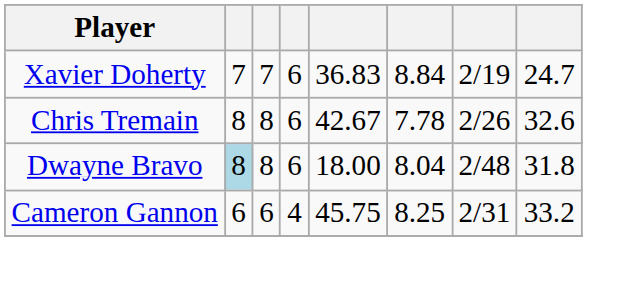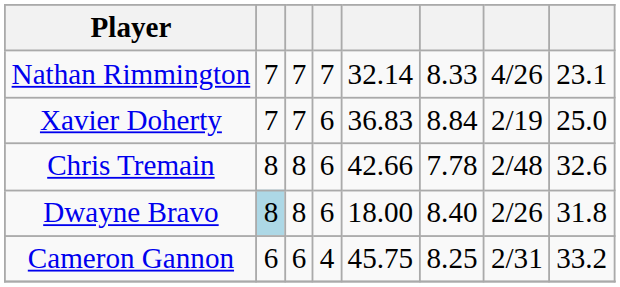+ row: (131, 73)
(549, 73) 24.7 -> (582, 119) 25.0
(348, 119) 42.67 -> (380, 166) 42.66
(484, 119) 2/26 -> (517, 166) 2/48
(420, 166) 8.04 -> (452, 212) 8.40
(484, 166) 2/48 -> (517, 212) 2/26
